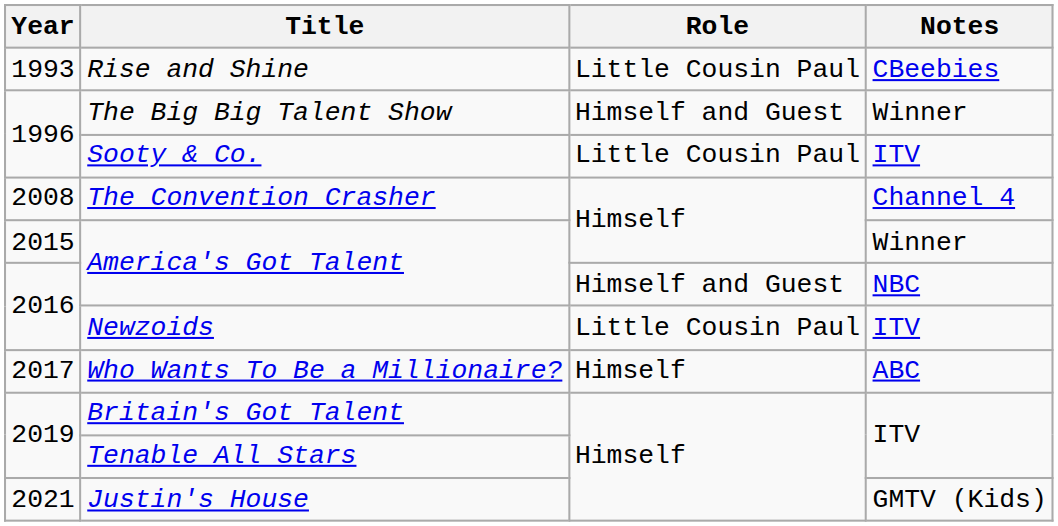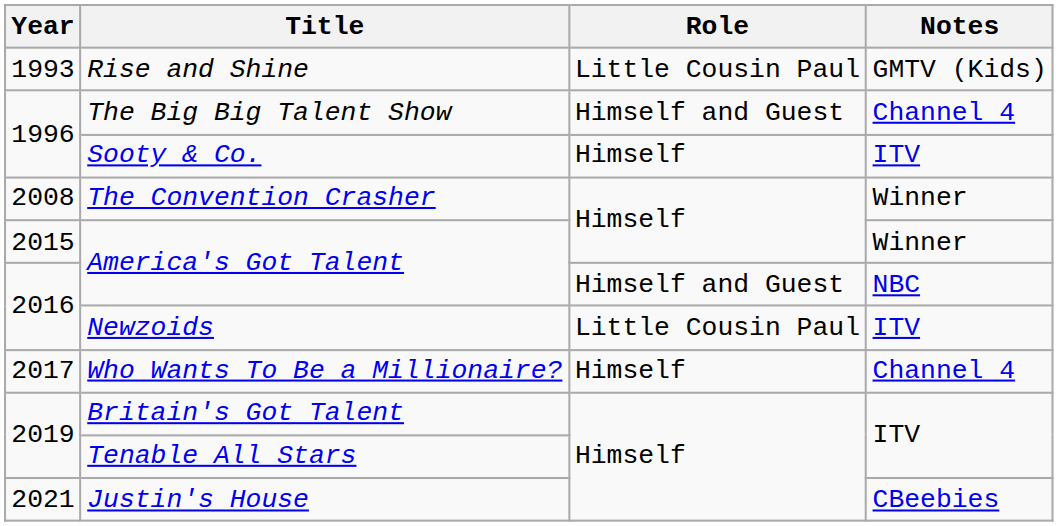(936, 70) CBeebies -> (960, 70) GMTV (Kids)
(920, 113) Winner -> (944, 113) Channel 4
(717, 156) Little Cousin Paul -> (630, 156) Himself
(944, 199) Channel 4 -> (920, 199) Winner
(896, 371) ABC -> (944, 371) Channel 4
(960, 500) GMTV (Kids) -> (936, 500) CBeebies
